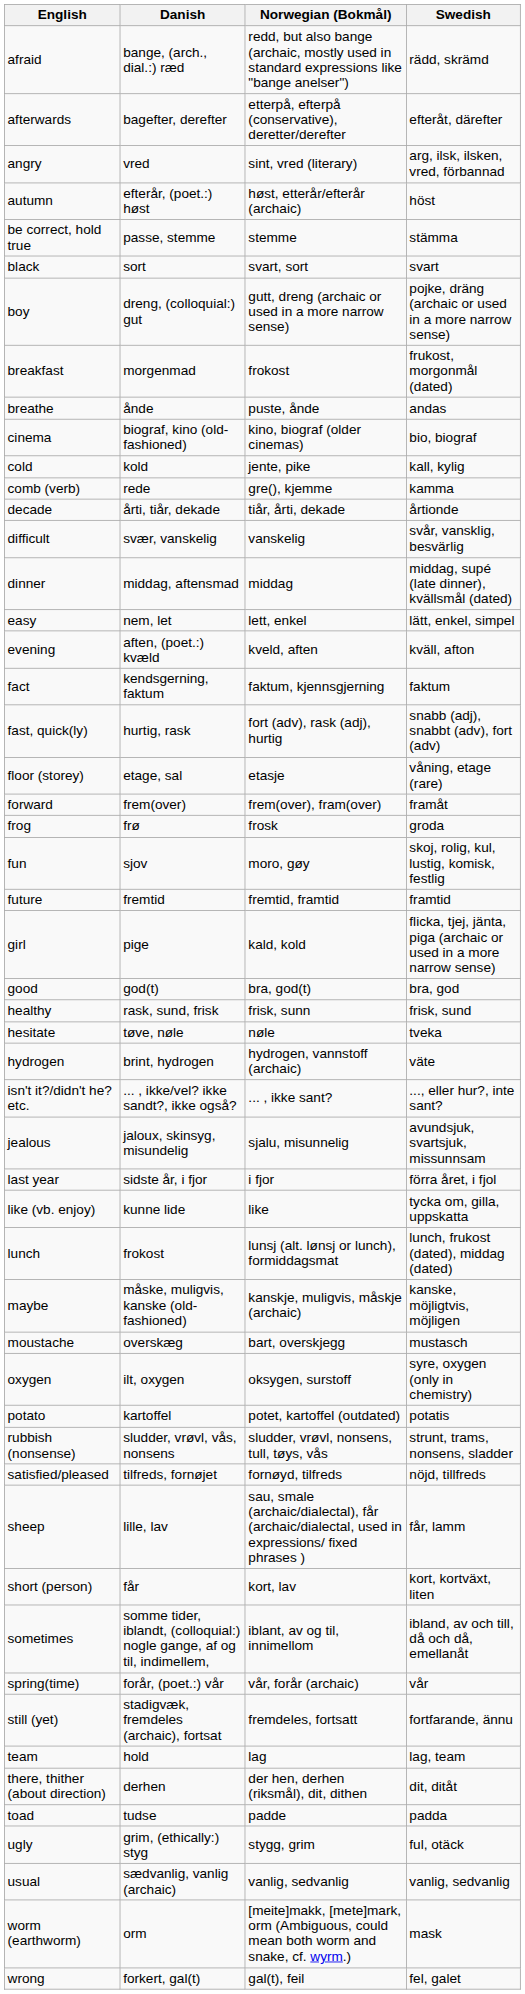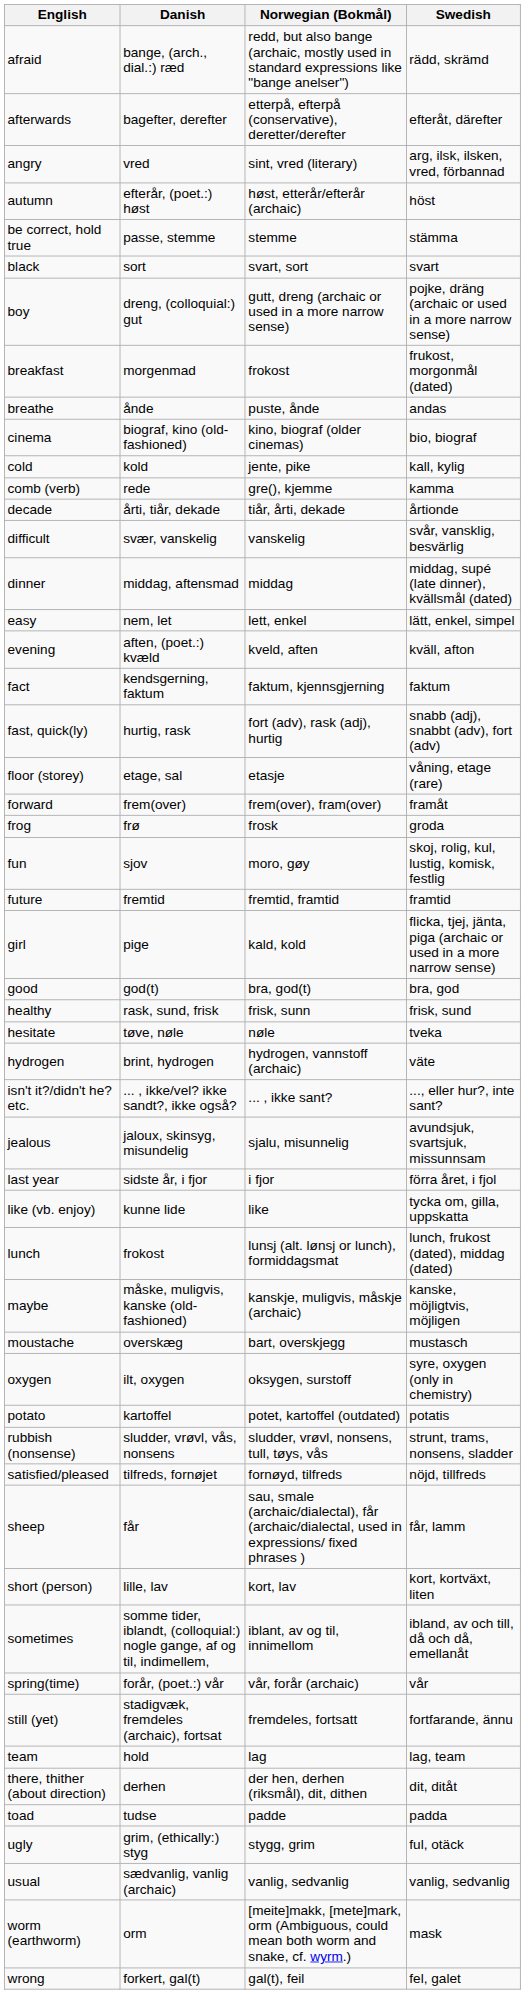(145, 1526) lille, lav -> (131, 1526) får
(131, 1586) får -> (145, 1586) lille, lav
